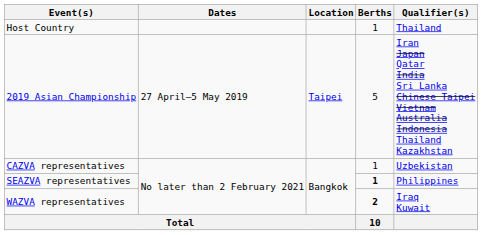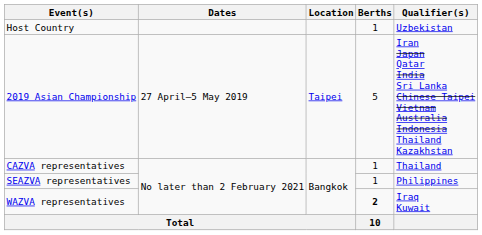(419, 27) Thailand -> (425, 27) Uzbekistan
(425, 166) Uzbekistan -> (419, 166) Thailand
(375, 181) bold -> (375, 181) normal
